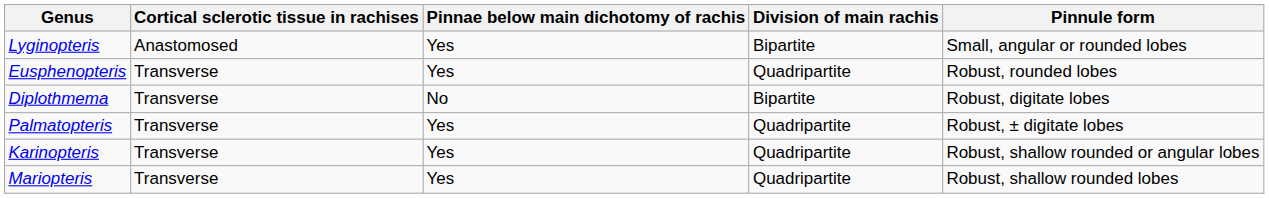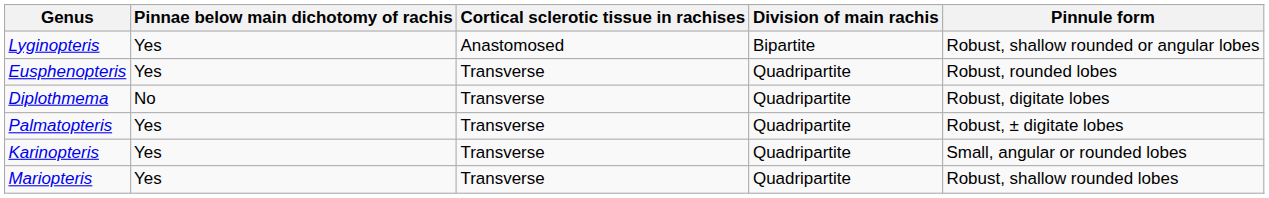columns swapped: (276, 17) <-> (586, 17)
(1067, 44) Small, angular or rounded lobes -> (1103, 44) Robust, shallow rounded or angular lobes
(784, 98) Bipartite -> (802, 98) Quadripartite
(1103, 152) Robust, shallow rounded or angular lobes -> (1067, 152) Small, angular or rounded lobes
